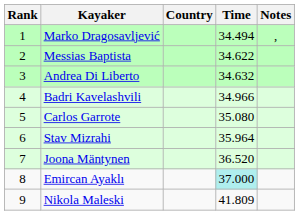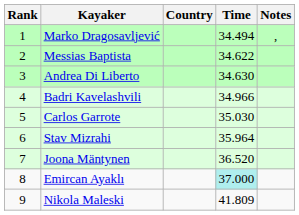(236, 76) 34.632 -> (236, 76) 34.630
(236, 117) 35.080 -> (236, 117) 35.030
